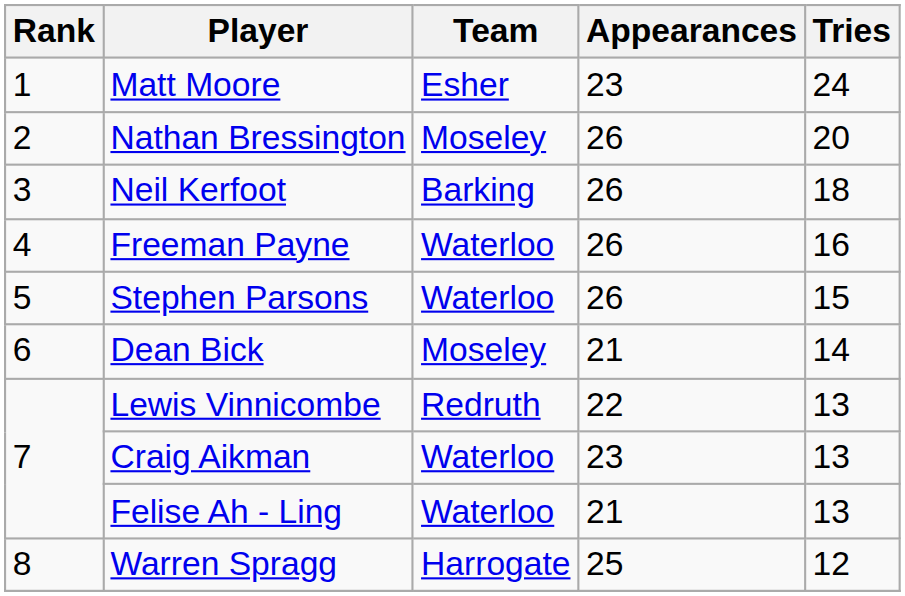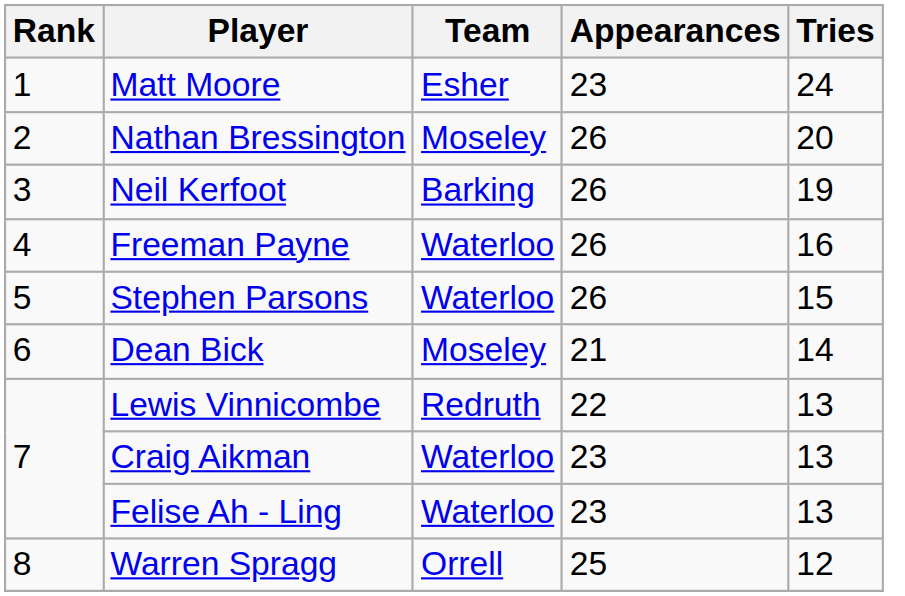(831, 191) 18 -> (815, 191) 19
(605, 510) 21 -> (588, 510) 23
(496, 564) Harrogate -> (462, 564) Orrell
